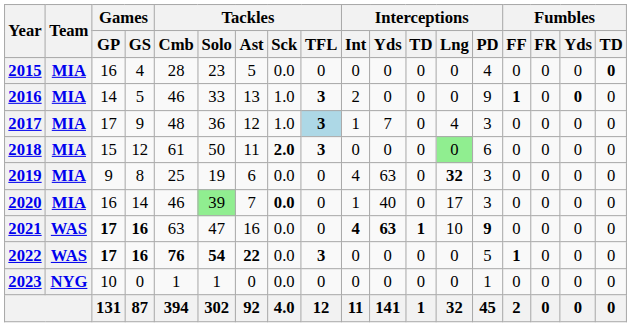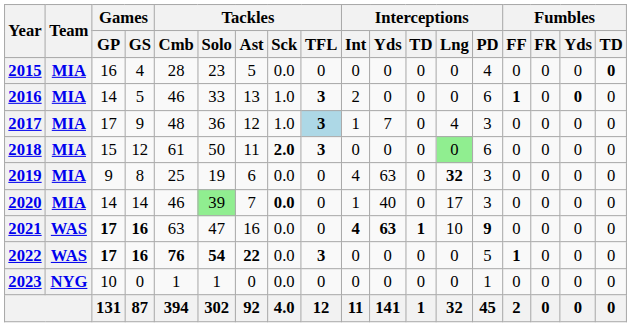(488, 96) 9 -> (488, 96) 6
(109, 202) 16 -> (109, 202) 14
